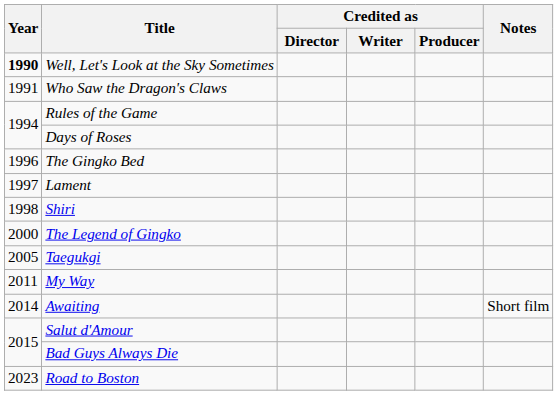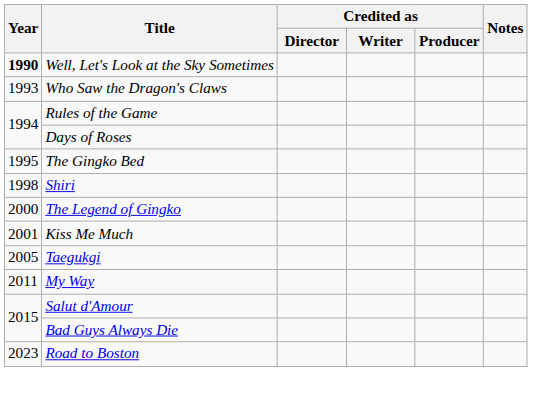(23, 88) 1991 -> (23, 88) 1993
(23, 161) 1996 -> (23, 161) 1995
- row: (68, 185)
+ row: (89, 233)
- row: (72, 305)
